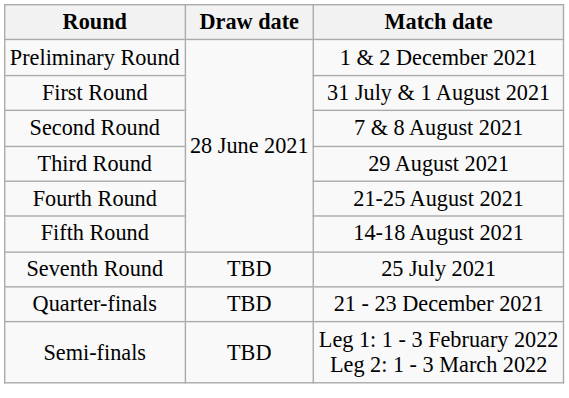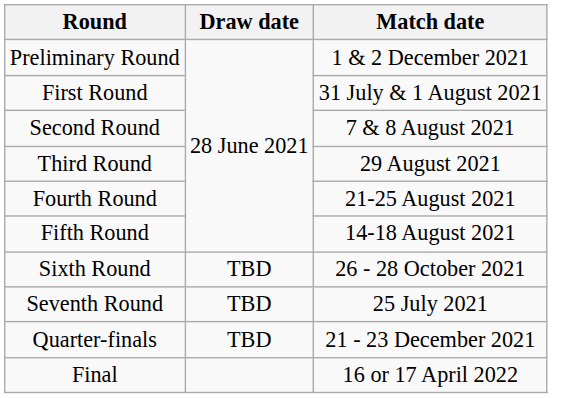+ row: (95, 269)
- row: (95, 352)
+ row: (95, 374)
